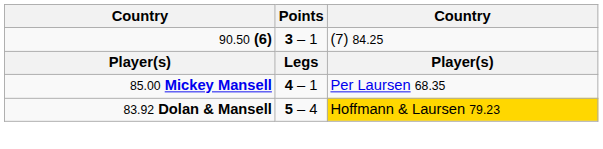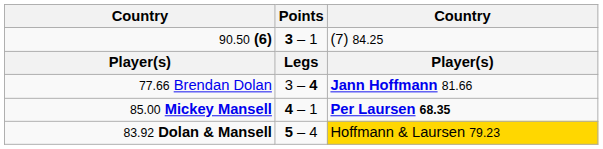+ row: (205, 86)
(388, 86) normal -> (390, 109) bold
